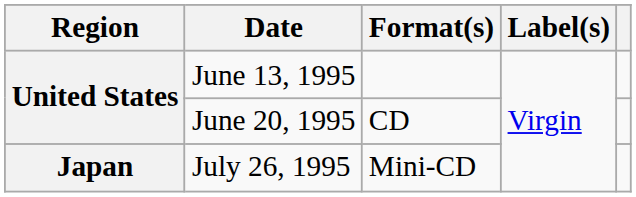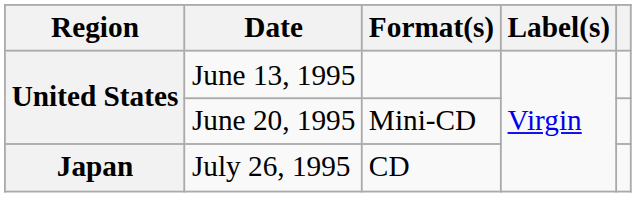(389, 120) CD -> (423, 120) Mini-CD
(423, 167) Mini-CD -> (389, 167) CD
